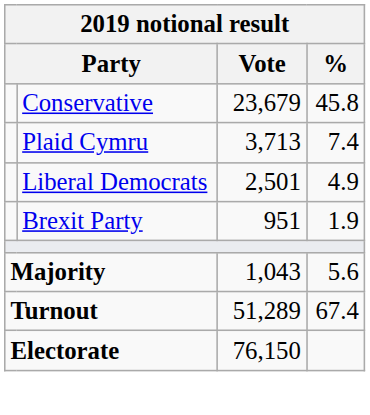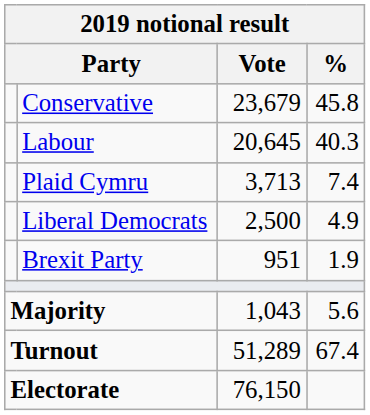+ row: (58, 142)
(273, 181) 2,501 -> (273, 220) 2,500
